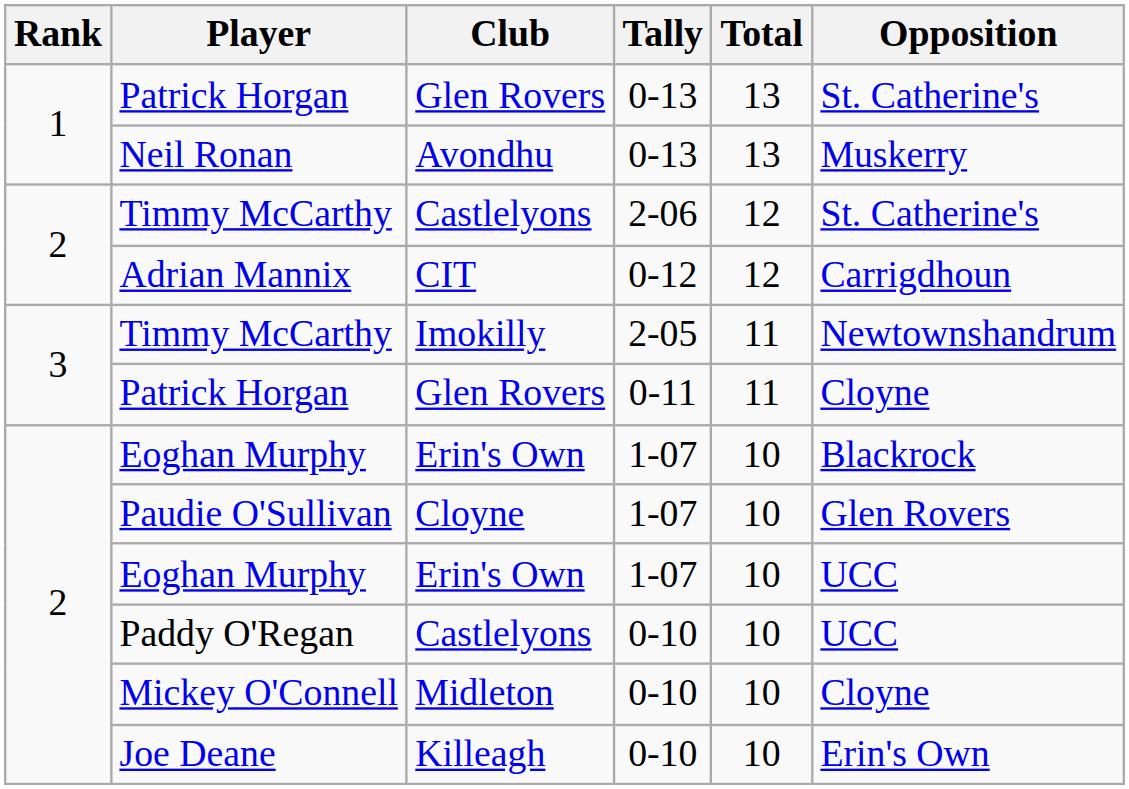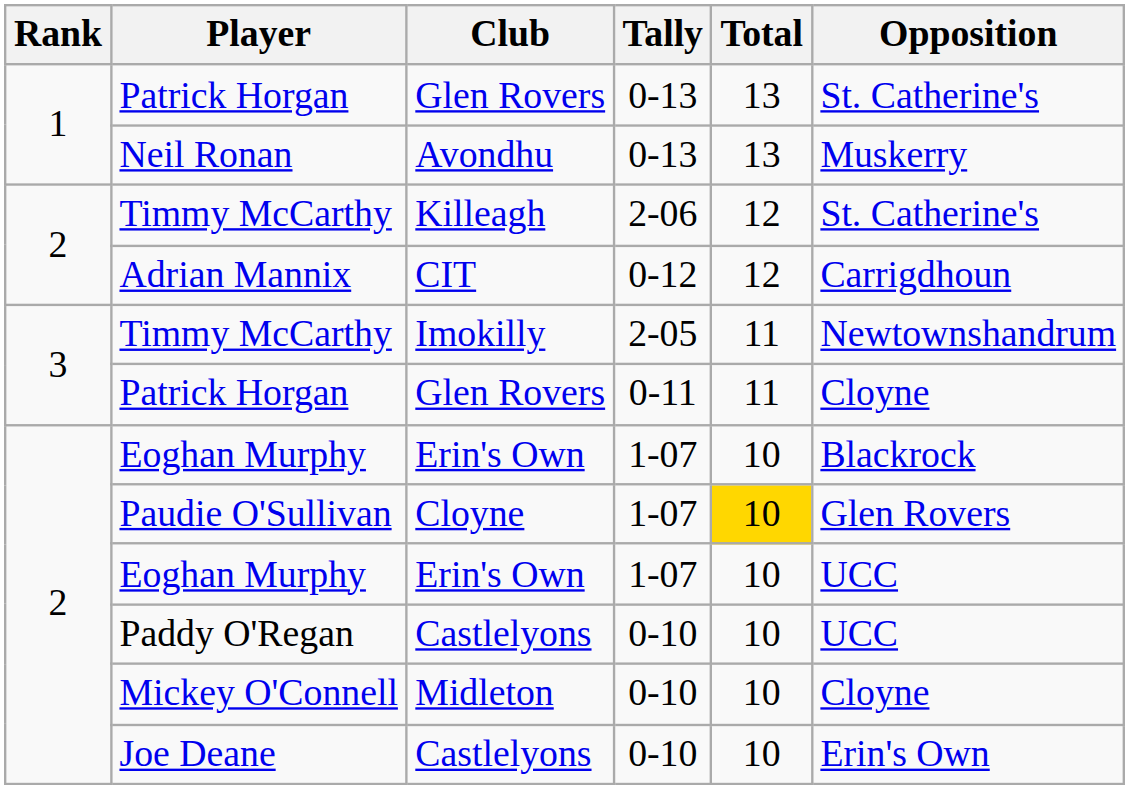(503, 214) Castlelyons -> (480, 214) Killeagh
(762, 513) no background -> (762, 513) gold background
(480, 753) Killeagh -> (503, 753) Castlelyons
